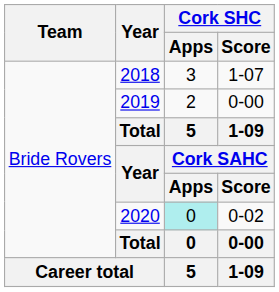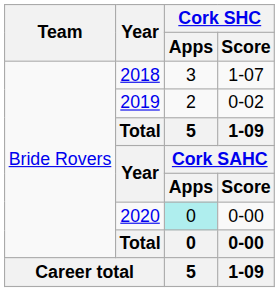(246, 103) 0-00 -> (246, 103) 0-02
(246, 215) 0-02 -> (246, 215) 0-00
